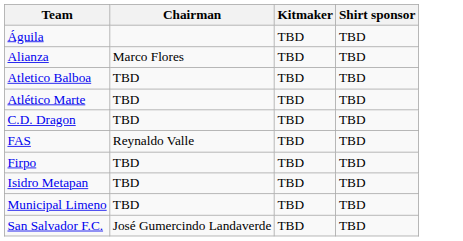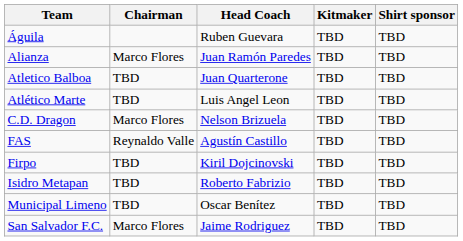+ column: (256, 15)
(126, 120) TBD -> (148, 120) Marco Flores
(192, 225) José Gumercindo Landaverde -> (148, 225) Marco Flores
